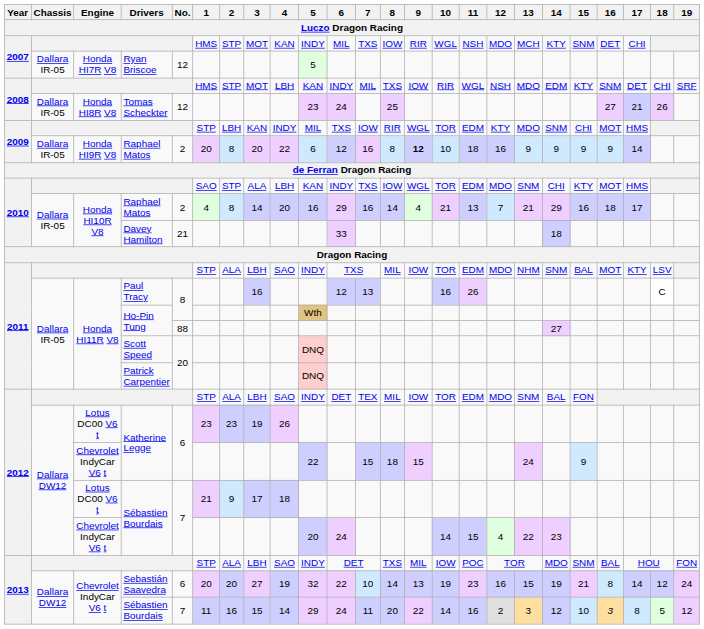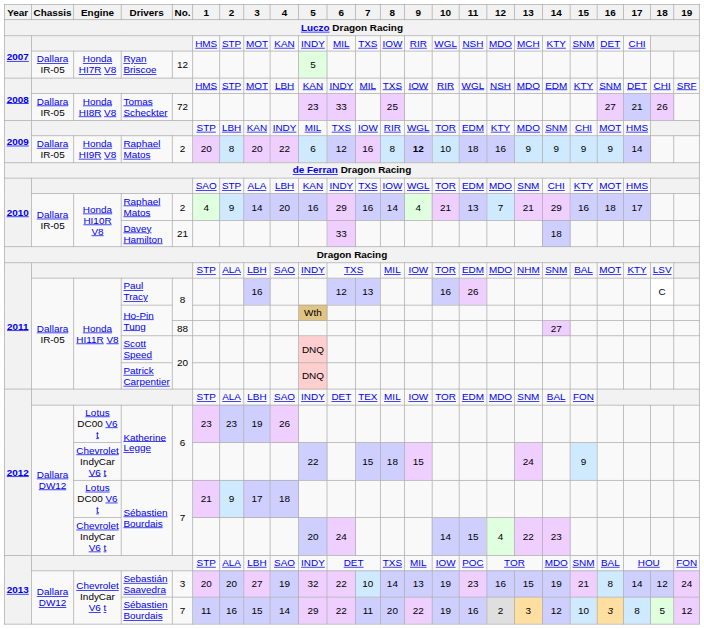(182, 106) 12 -> (182, 106) 72
(341, 106) 24 -> (341, 106) 33
(232, 207) 8 -> (232, 207) 9
(182, 584) 6 -> (182, 584) 3
(341, 610) 24 -> (341, 610) 22
(446, 610) 14 -> (446, 610) 19
